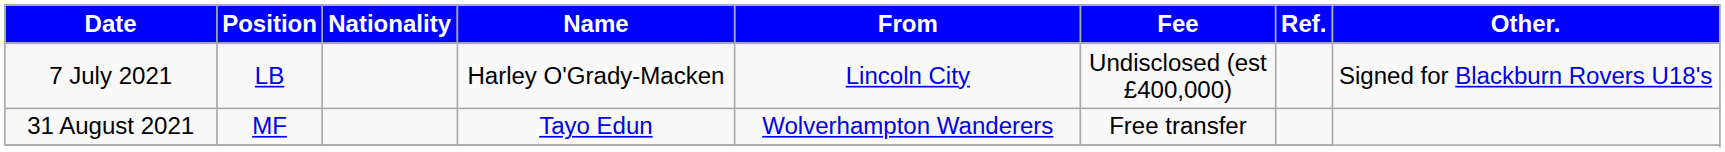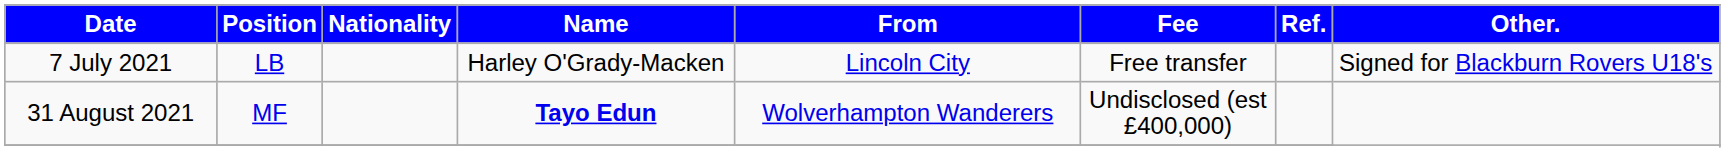(1178, 76) Undisclosed (est £400,000) -> (1178, 62) Free transfer
(596, 127) normal -> (596, 114) bold
(1178, 127) Free transfer -> (1178, 114) Undisclosed (est £400,000)
